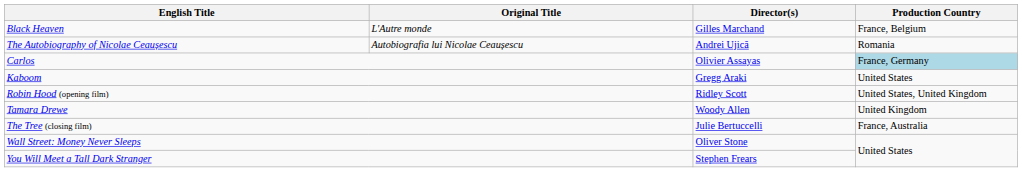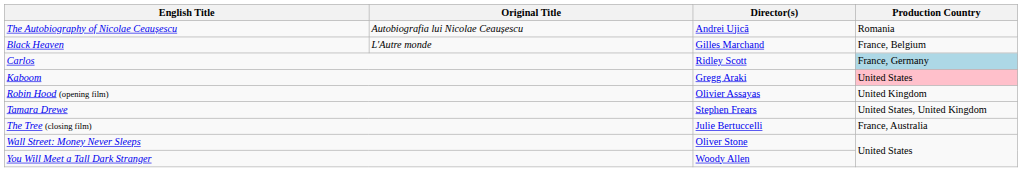rows swapped: (92, 45) <-> (35, 28)
(728, 61) Olivier Assayas -> (721, 61) Ridley Scott
(885, 77) no background -> (885, 77) pink background
(721, 93) Ridley Scott -> (728, 93) Olivier Assayas
(922, 93) United States, United Kingdom -> (892, 93) United Kingdom
(723, 110) Woody Allen -> (726, 110) Stephen Frears
(892, 110) United Kingdom -> (922, 110) United States, United Kingdom
(726, 158) Stephen Frears -> (723, 158) Woody Allen
